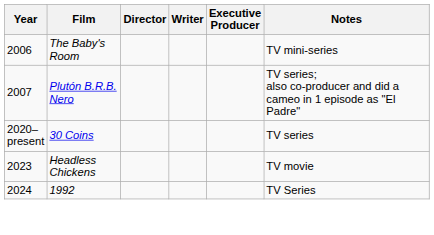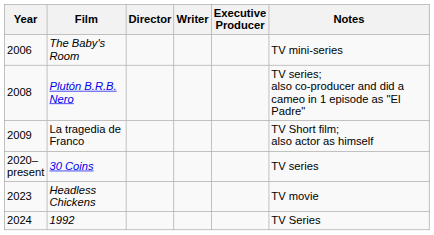(19, 93) 2007 -> (19, 93) 2008
+ row: (85, 135)
